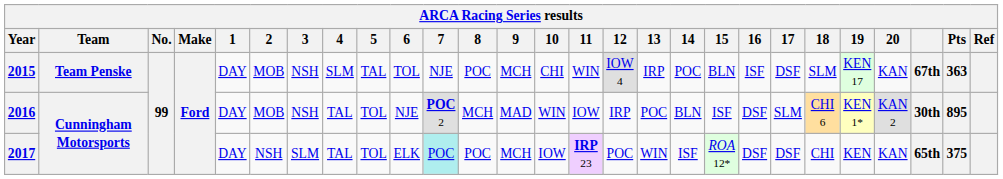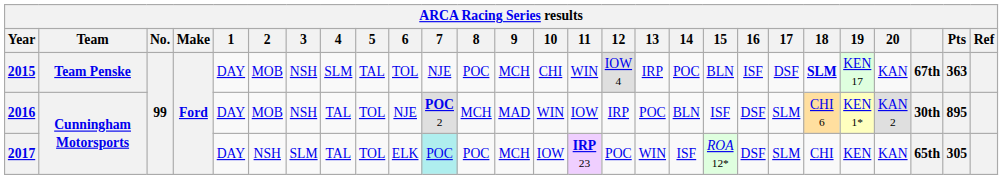(823, 72) normal -> (822, 72) bold
(788, 153) DSF -> (786, 153) SLM
(957, 153) 375 -> (957, 153) 305
